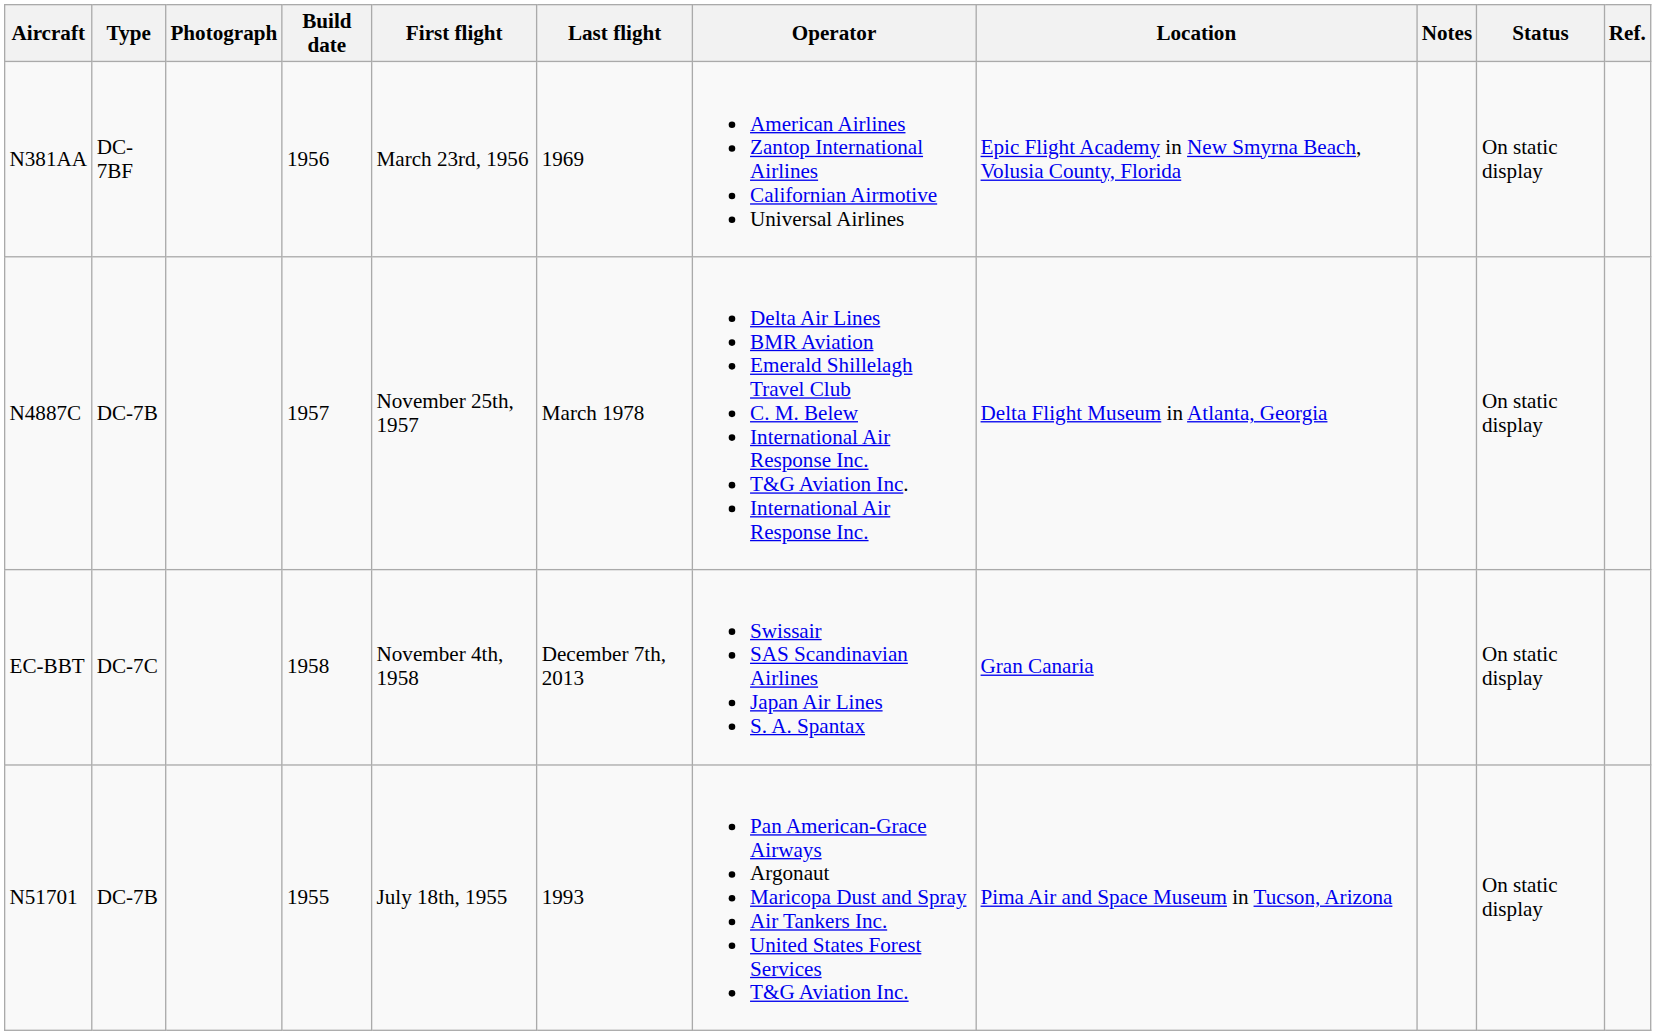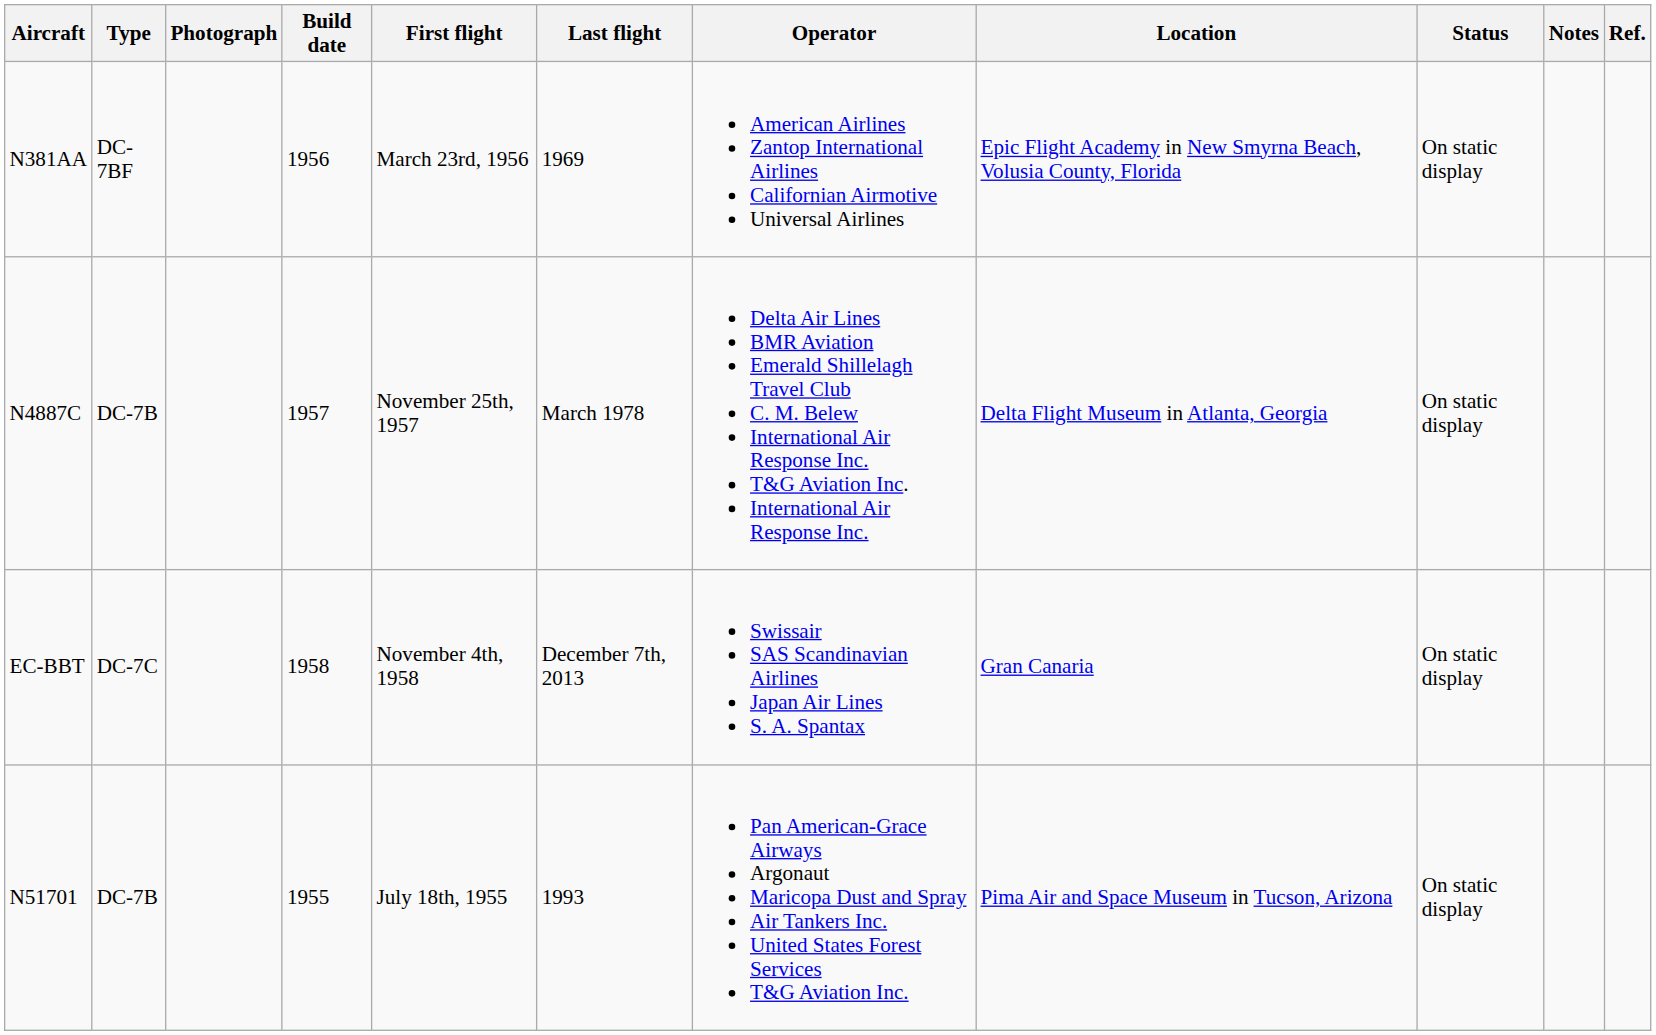columns swapped: (1541, 33) <-> (1447, 33)
